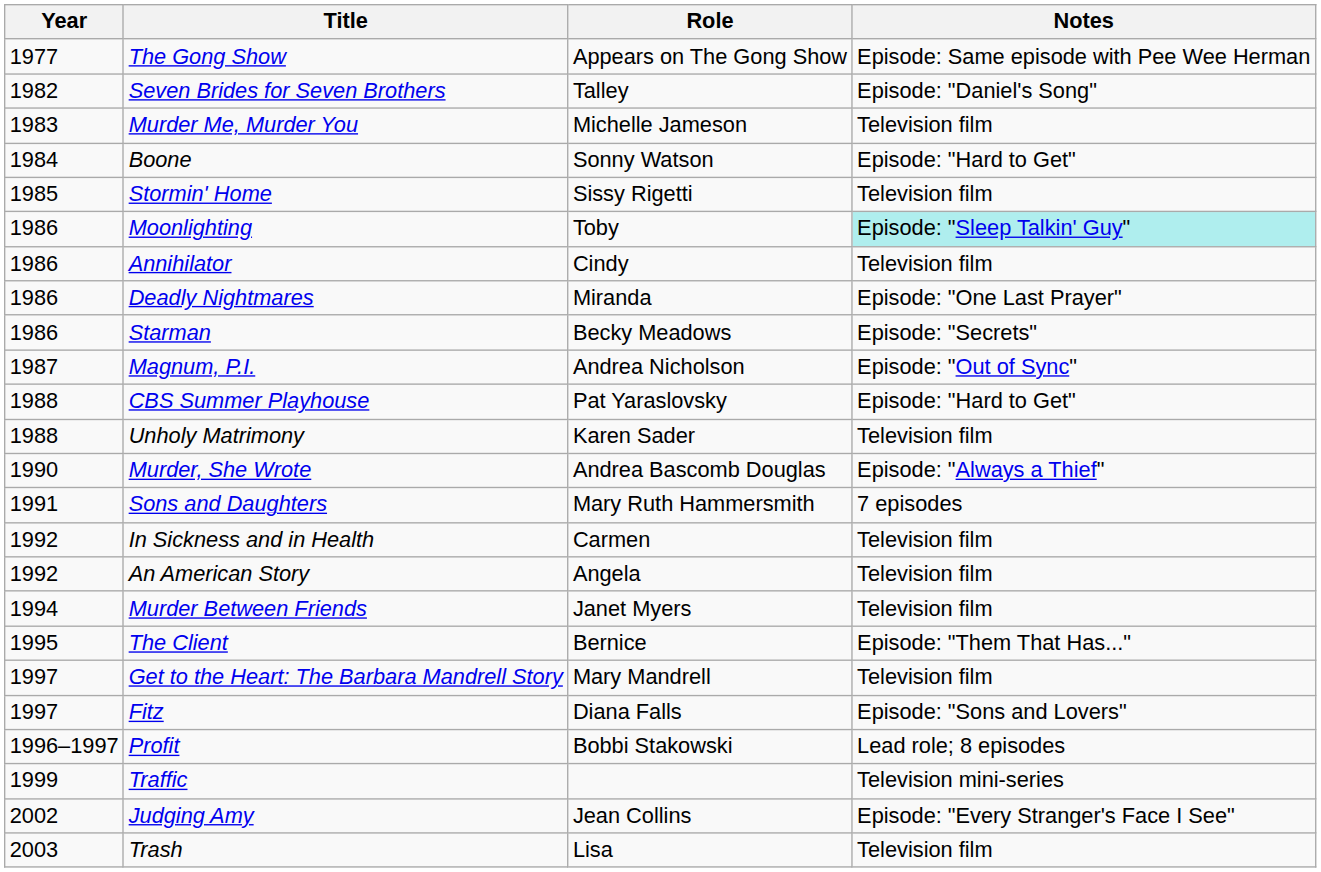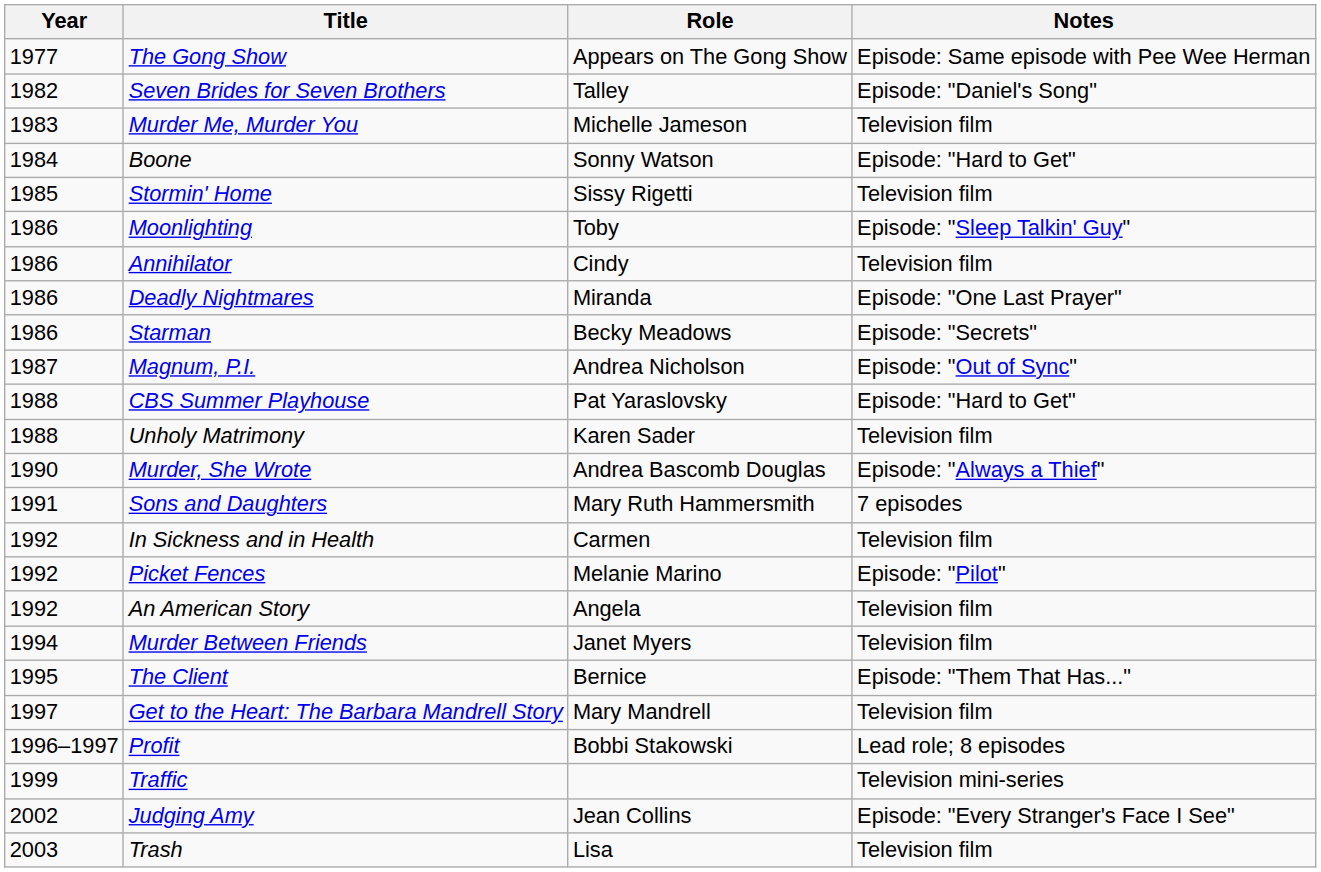(994, 228) paleturquoise background -> (994, 228) no background
+ row: (197, 573)
- row: (146, 711)
